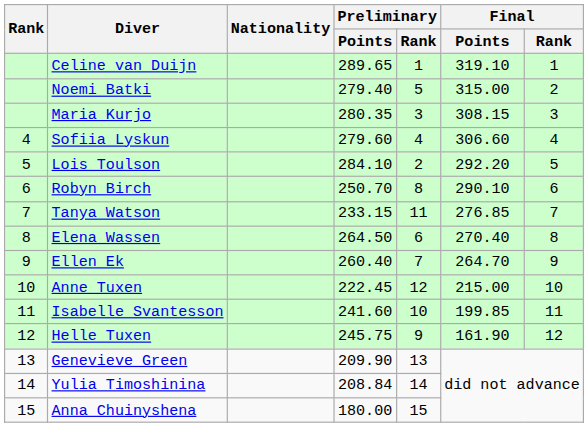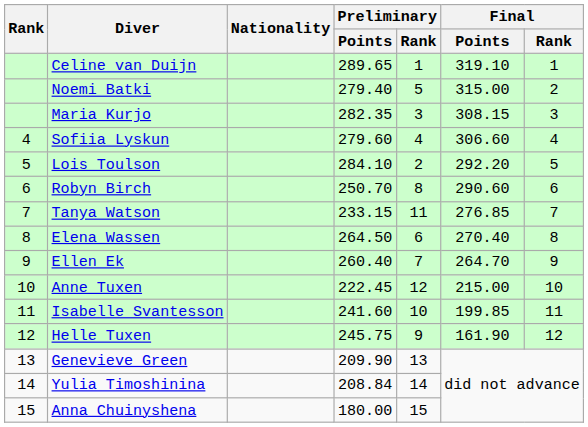(365, 115) 280.35 -> (365, 115) 282.35
(482, 189) 290.10 -> (482, 189) 290.60
